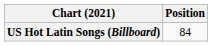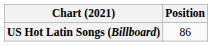(185, 31) 84 -> (185, 31) 86
